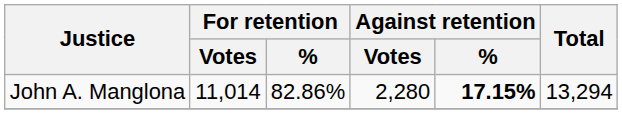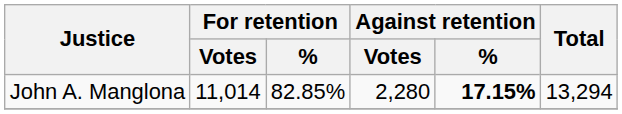(308, 91) 82.86% -> (308, 91) 82.85%
